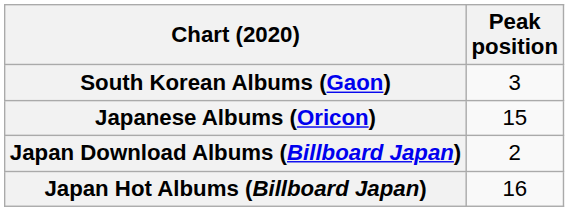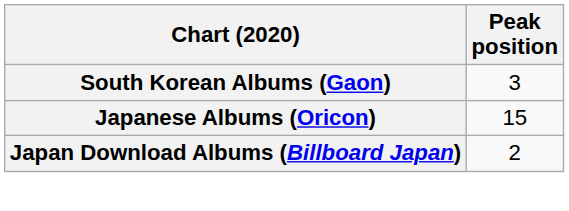- row: (236, 188)
